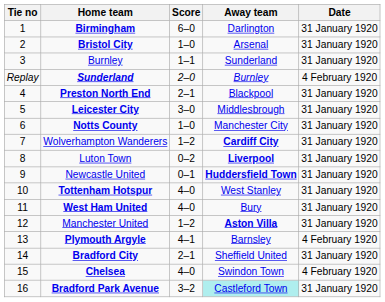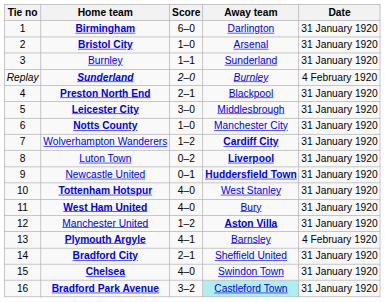(340, 272) 4 February 1920 -> (340, 272) 31 January 1920
